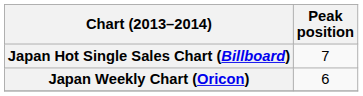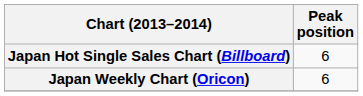(325, 56) 7 -> (325, 56) 6
